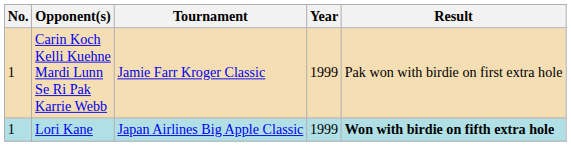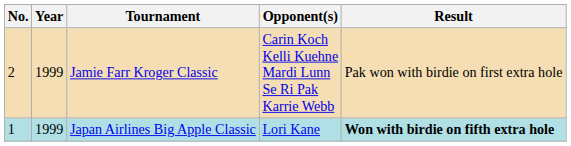columns swapped: (324, 16) <-> (73, 16)
(11, 73) 1 -> (11, 73) 2
